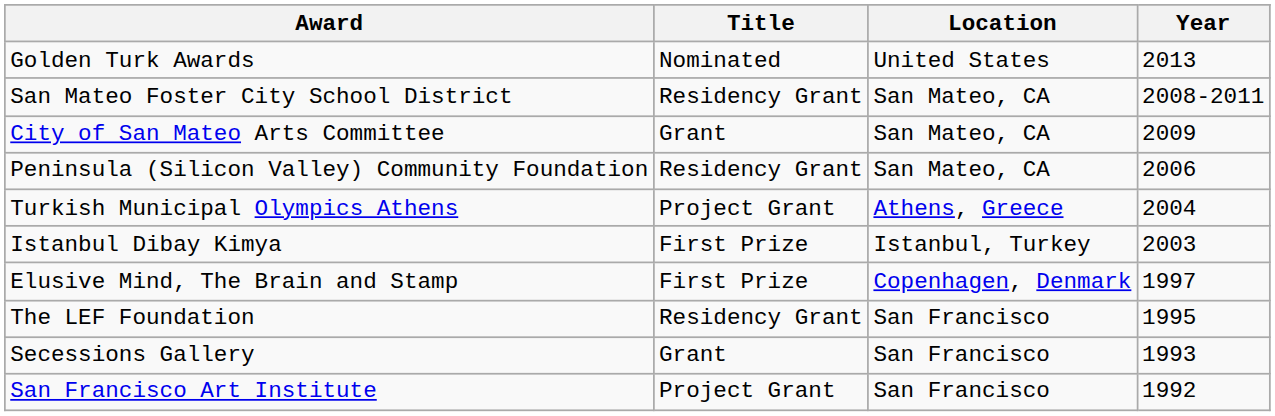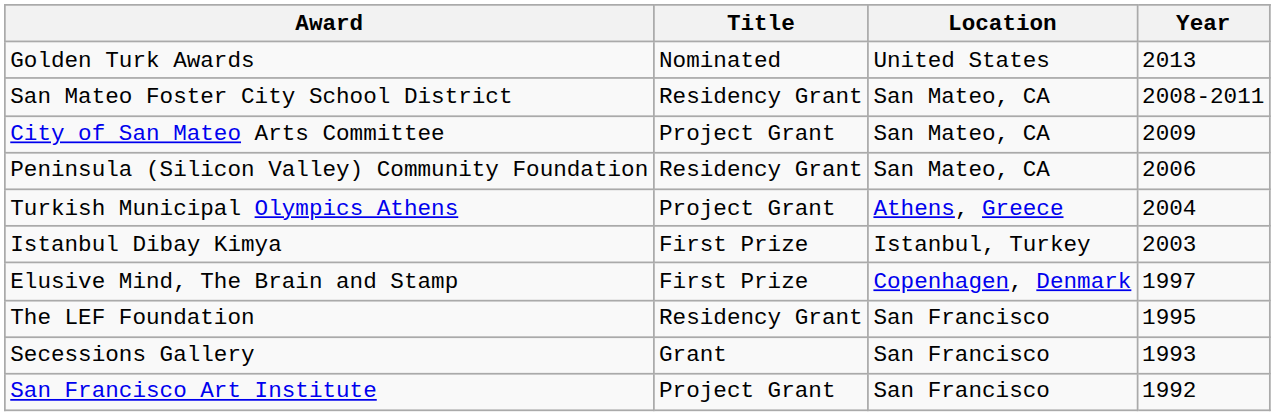(693, 134) Grant -> (747, 134) Project Grant
